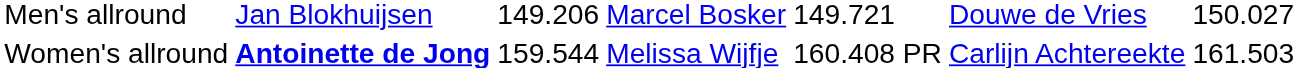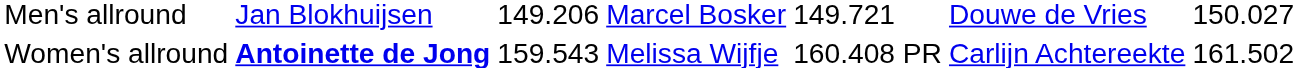(548, 53) 159.544 -> (548, 53) 159.543
(1243, 53) 161.503 -> (1243, 53) 161.502
